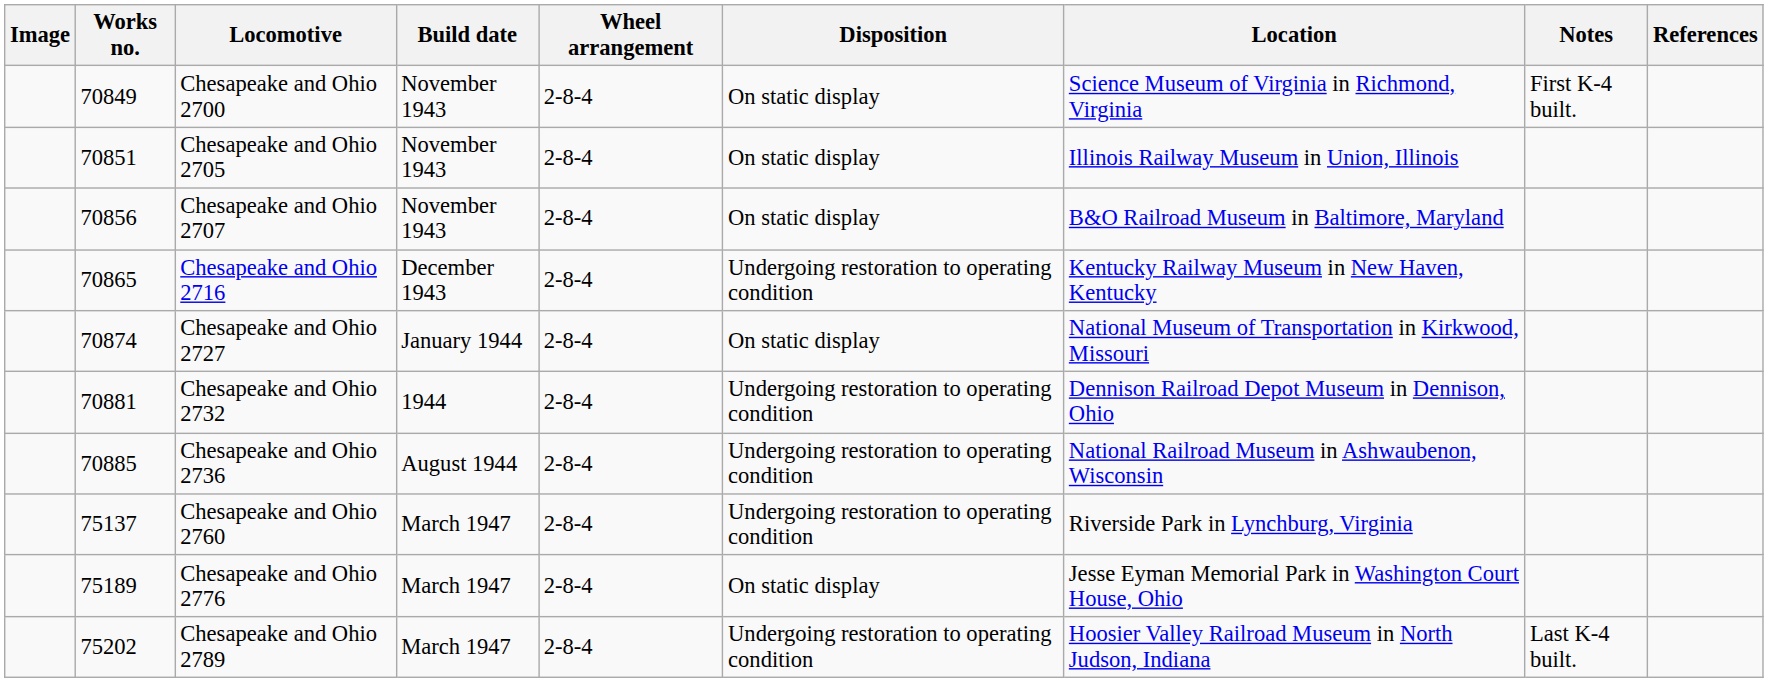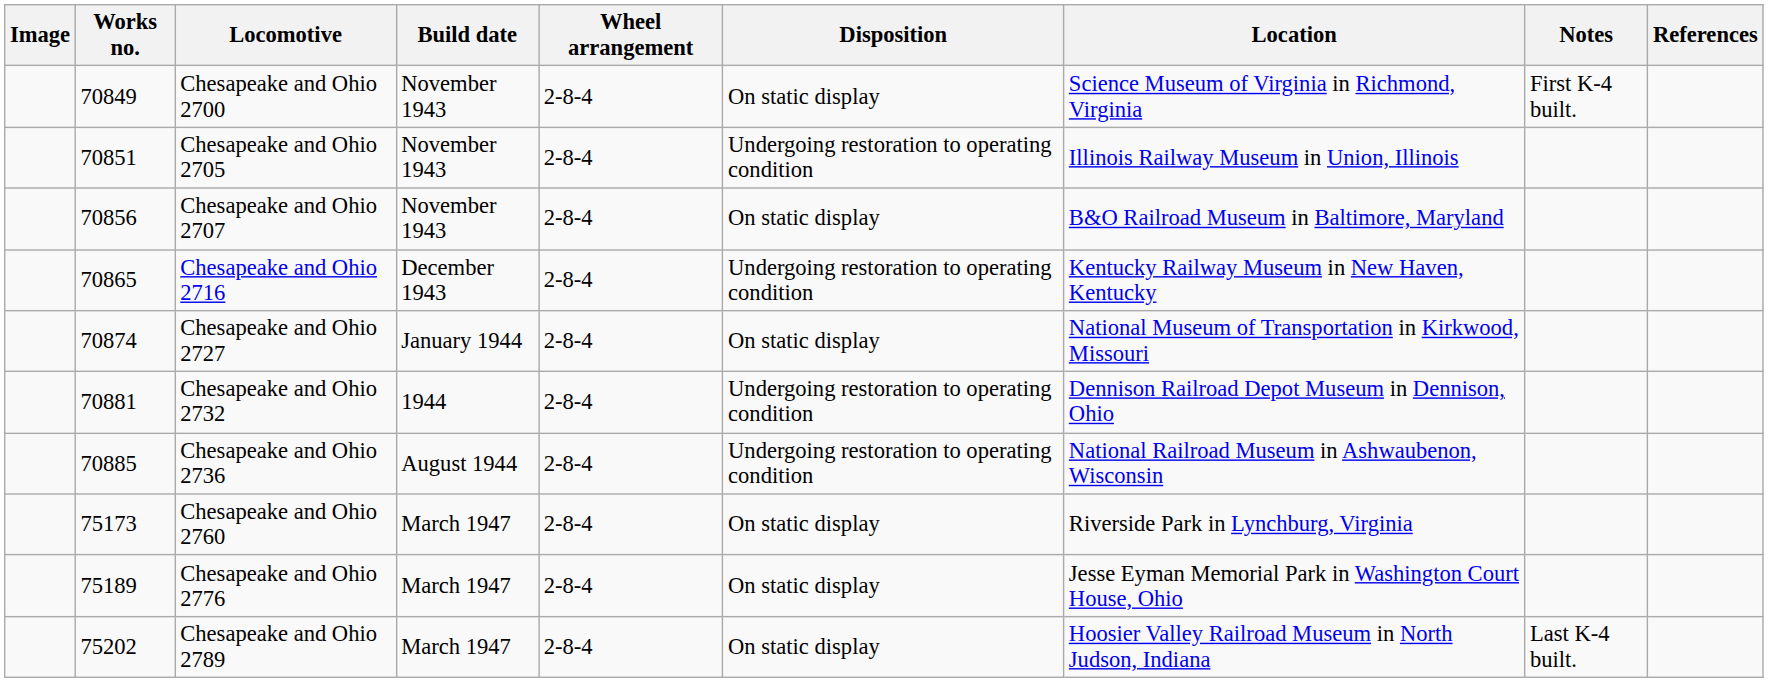(804, 157) On static display -> (890, 157) Undergoing restoration to operating condition
(109, 524) 75137 -> (109, 524) 75173
(890, 524) Undergoing restoration to operating condition -> (804, 524) On static display
(890, 646) Undergoing restoration to operating condition -> (804, 646) On static display
